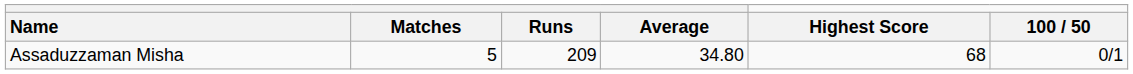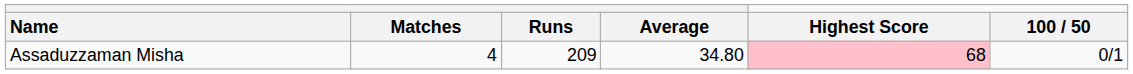(492, 54) 5 -> (492, 54) 4
(976, 54) no background -> (976, 54) pink background
